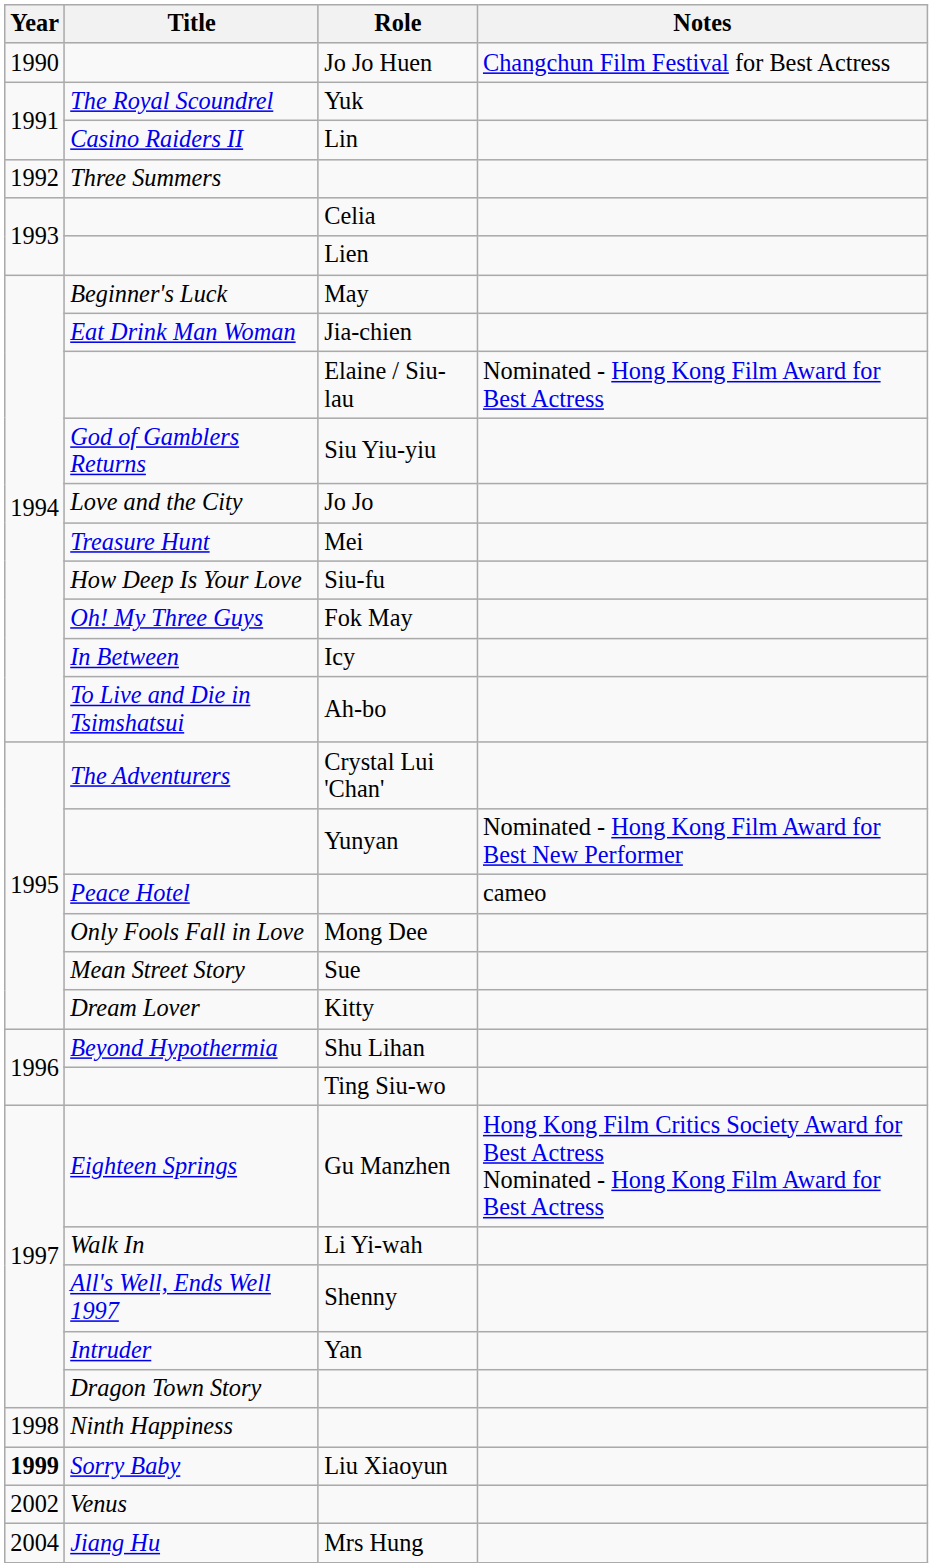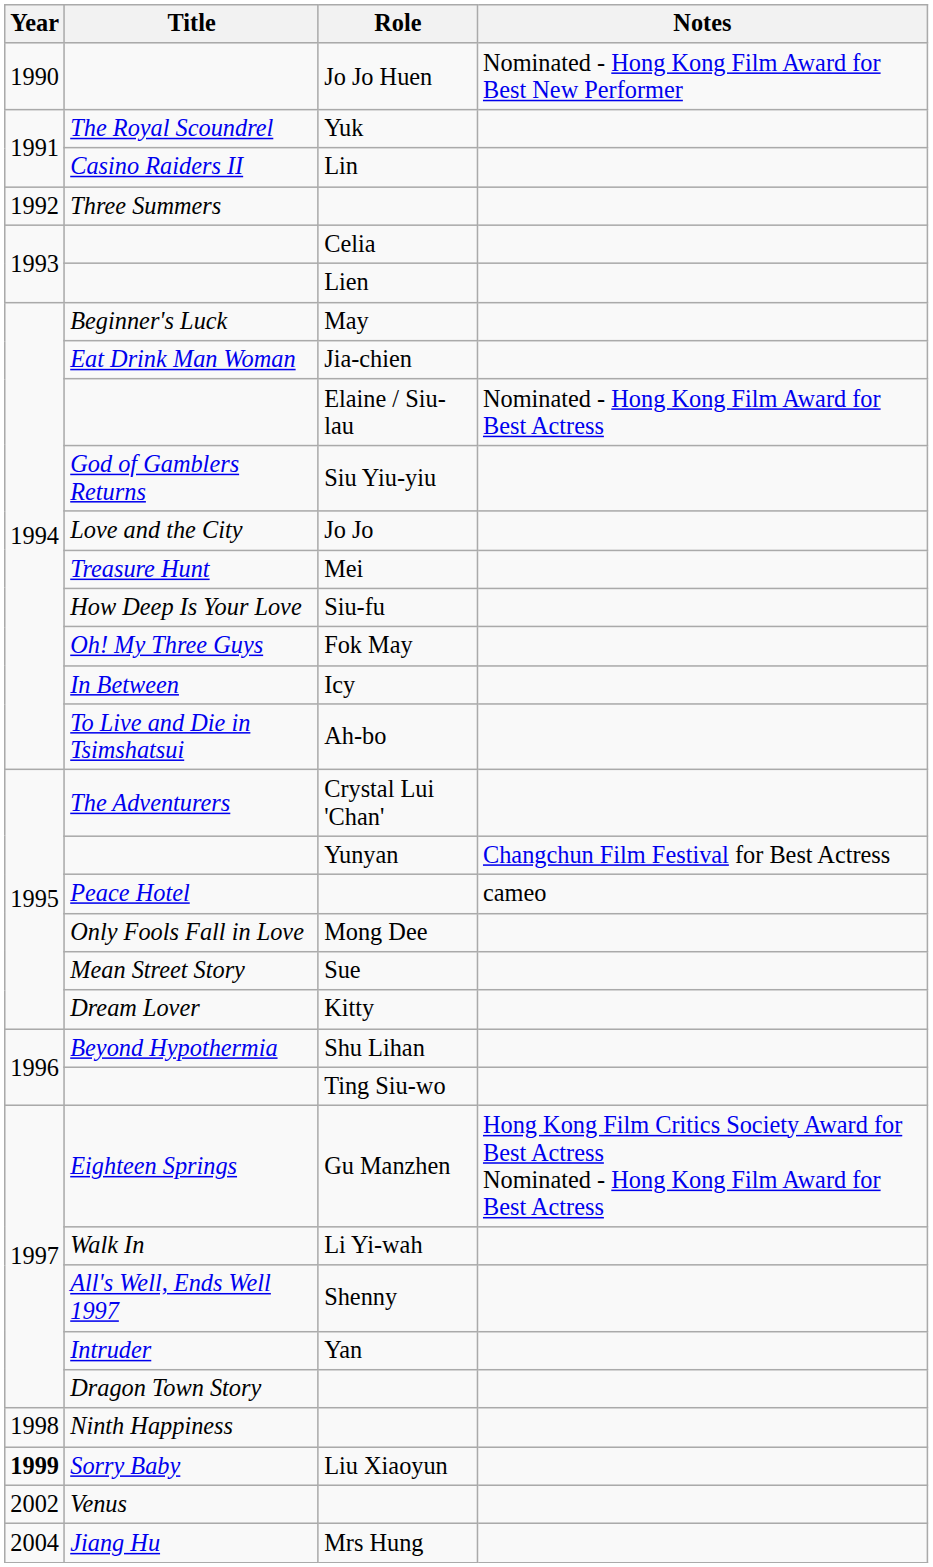(687, 62) Changchun Film Festival for Best Actress -> (682, 76) Nominated - Hong Kong Film Award for Best New Performer
(682, 841) Nominated - Hong Kong Film Award for Best New Performer -> (687, 854) Changchun Film Festival for Best Actress
